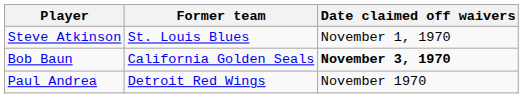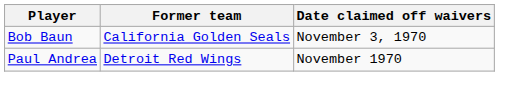- row: (65, 38)
(386, 60) bold -> (361, 38) normal
